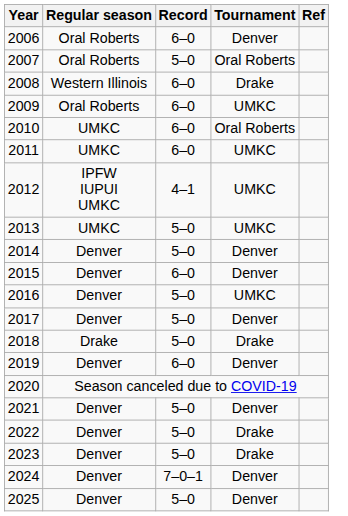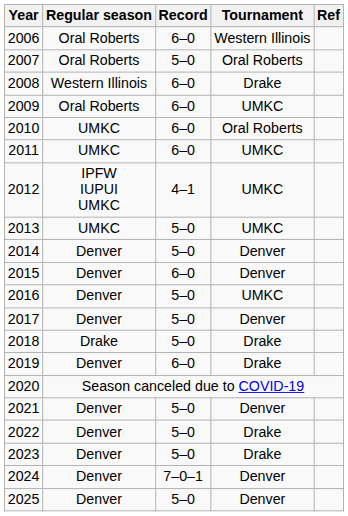(255, 38) Denver -> (262, 38) Western Illinois
(255, 364) Denver -> (262, 364) Drake
